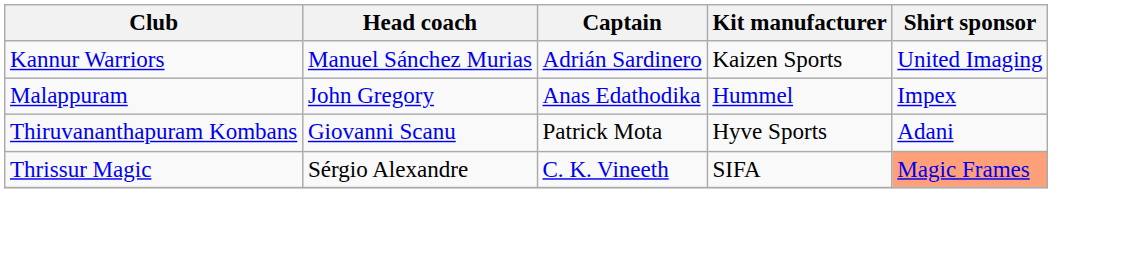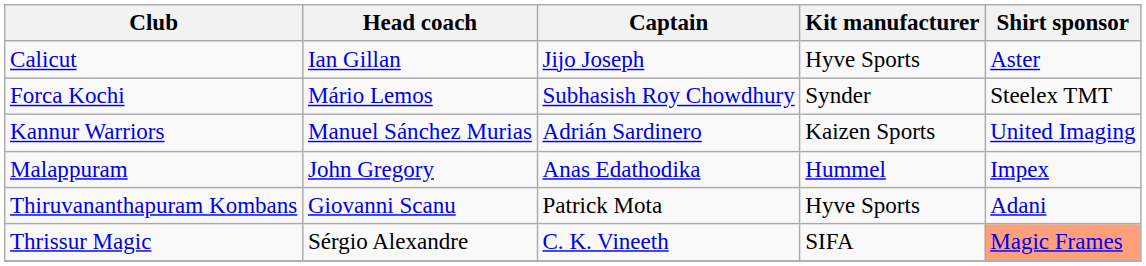+ row: (43, 59)
+ row: (67, 95)
